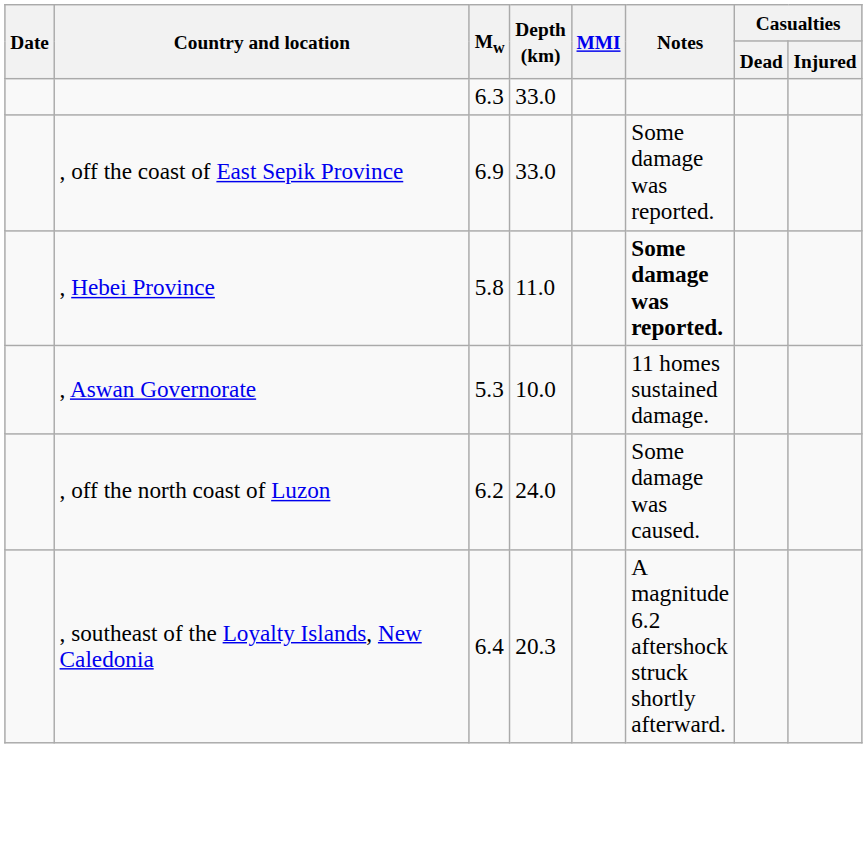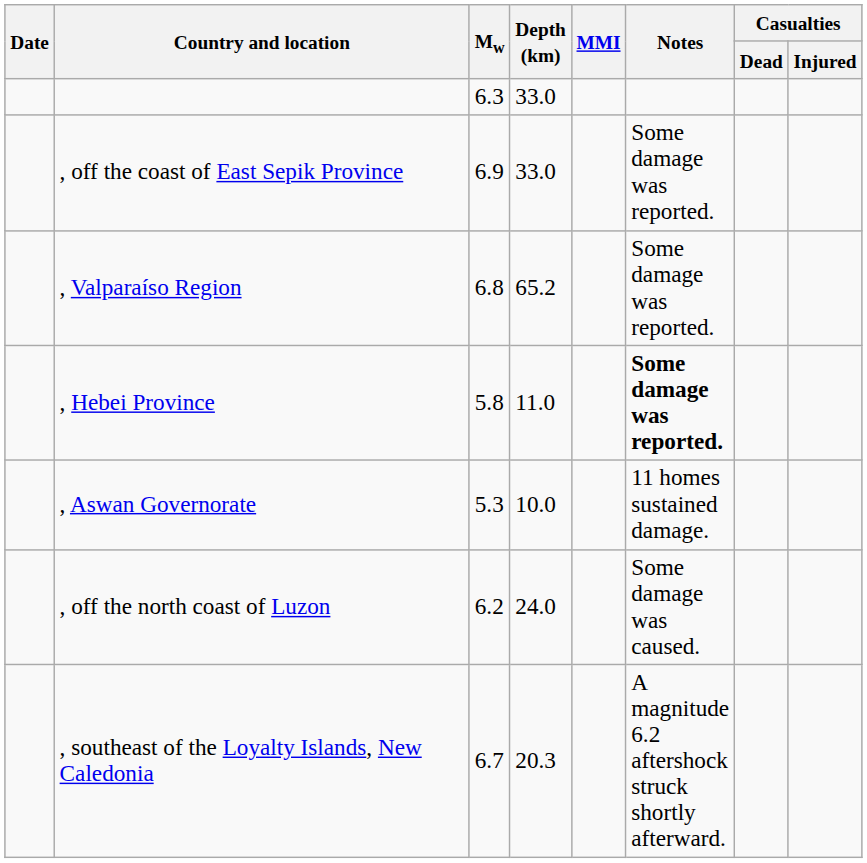+ row: (151, 287)
(489, 645) 6.4 -> (489, 760) 6.7
